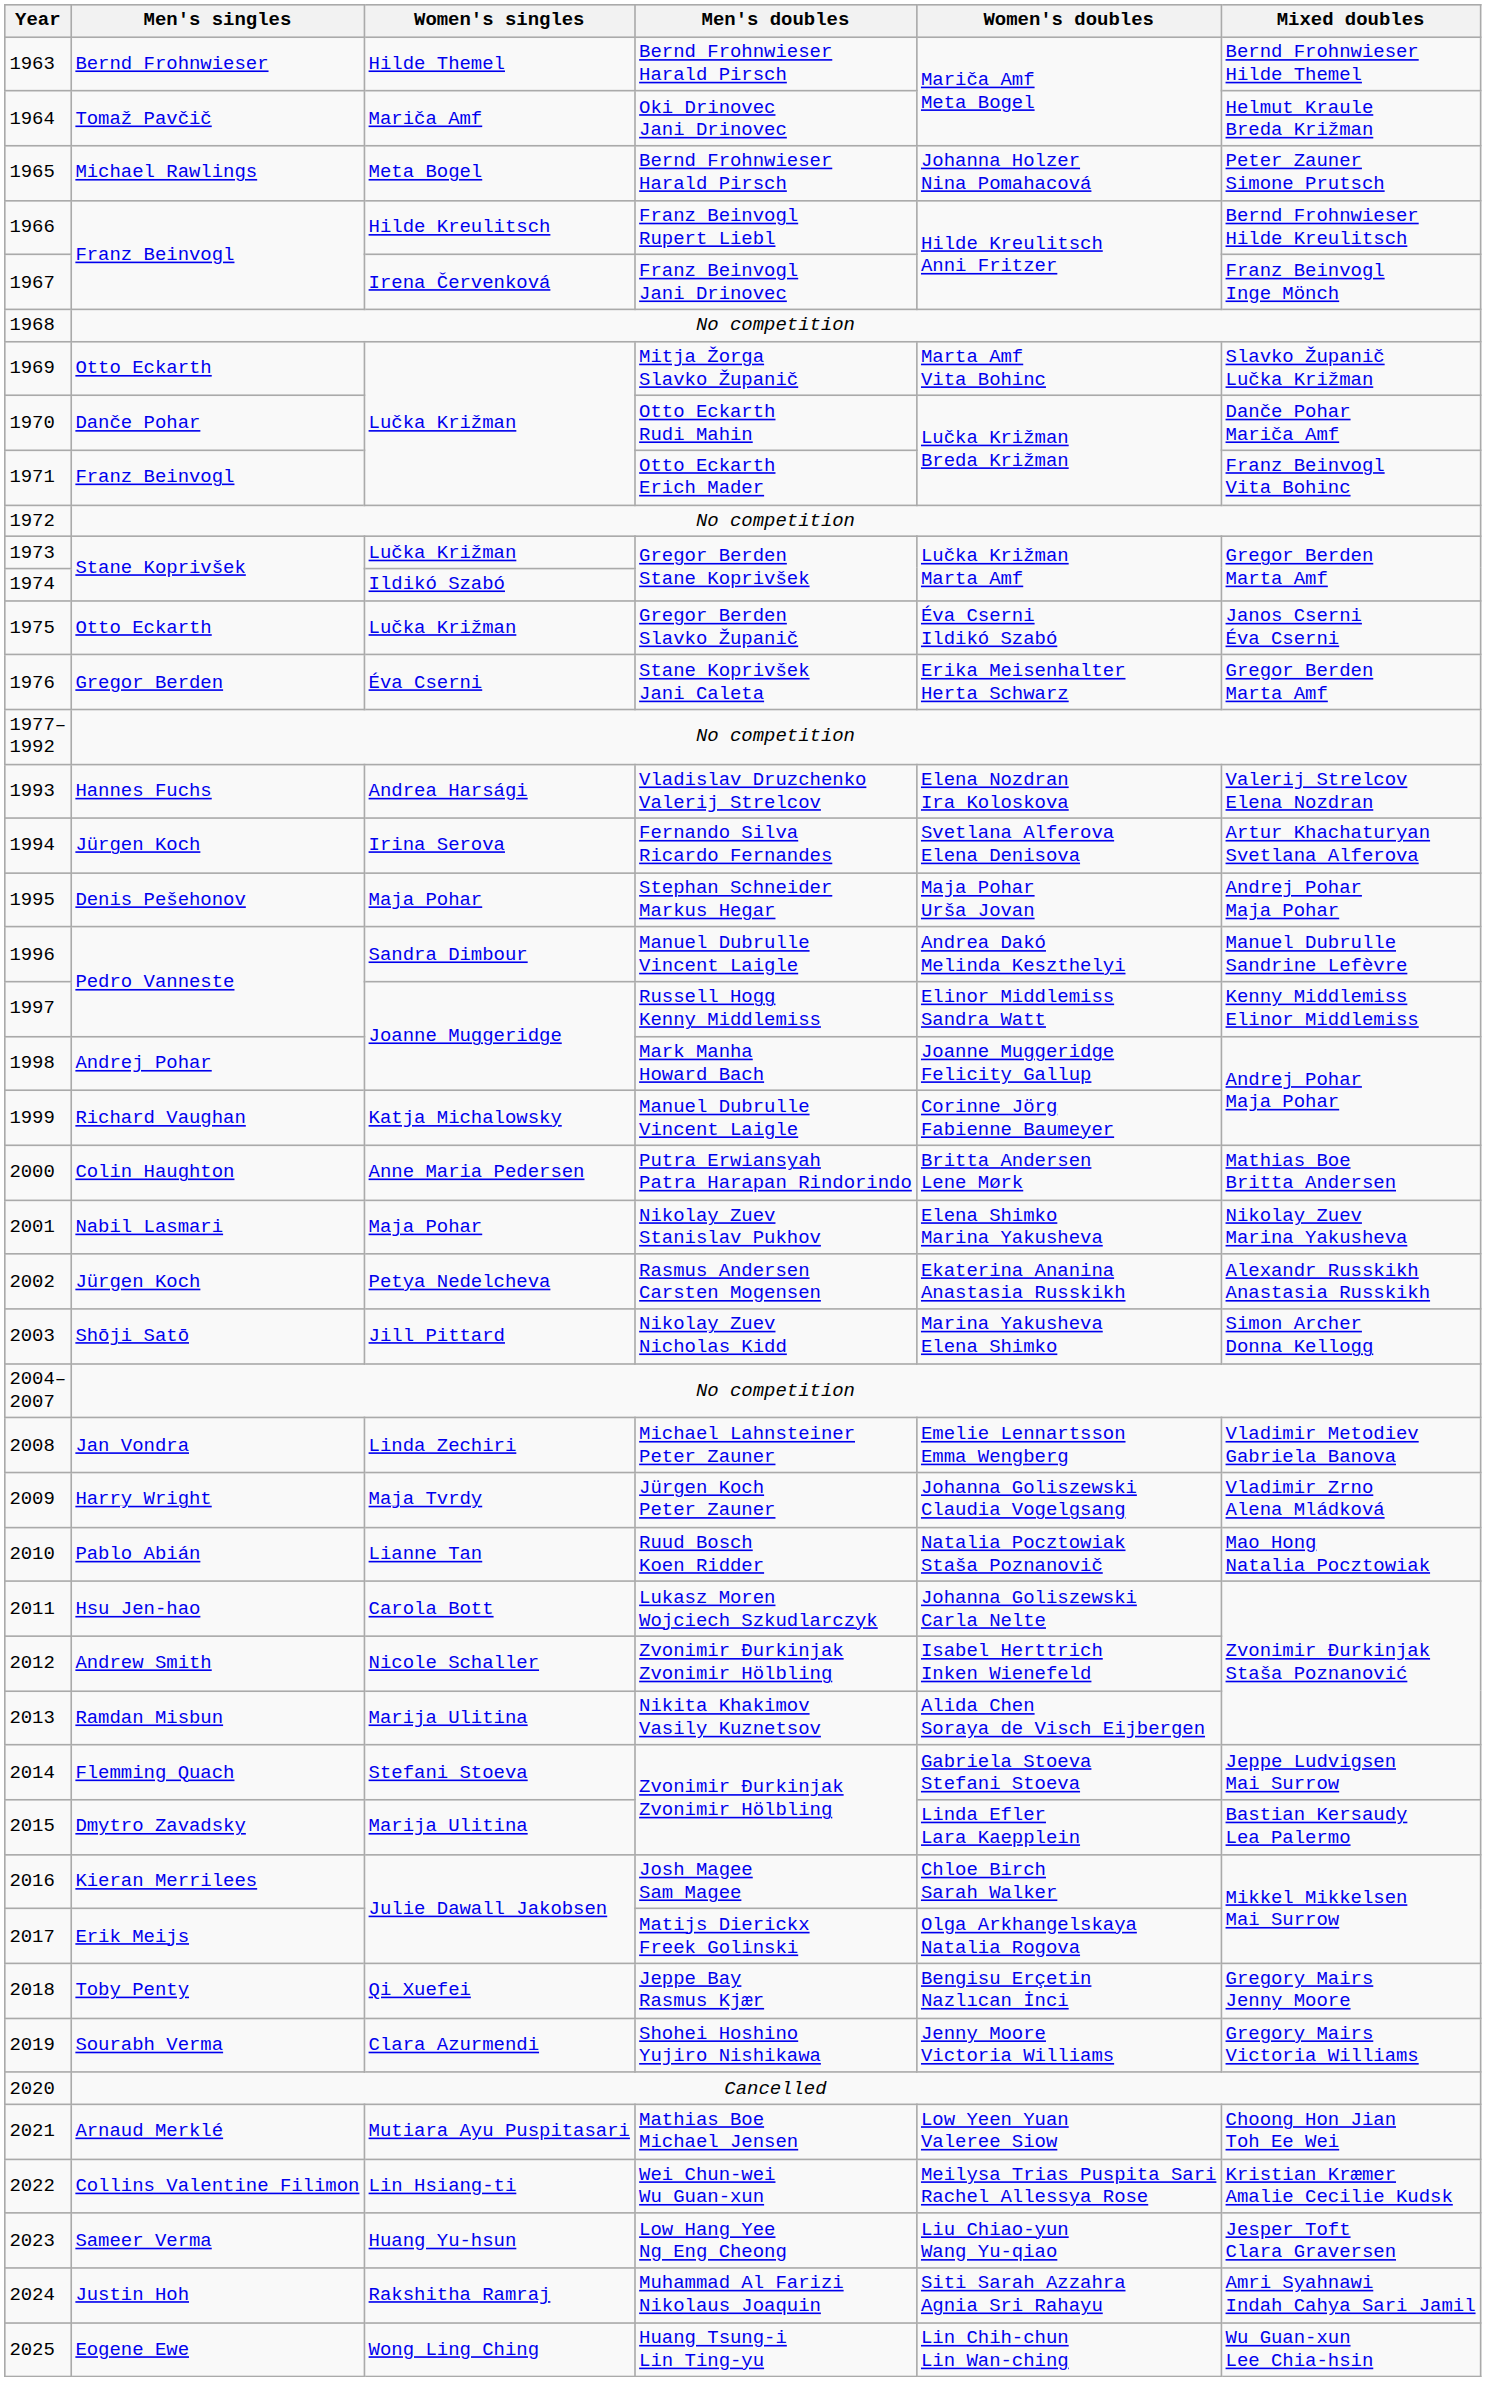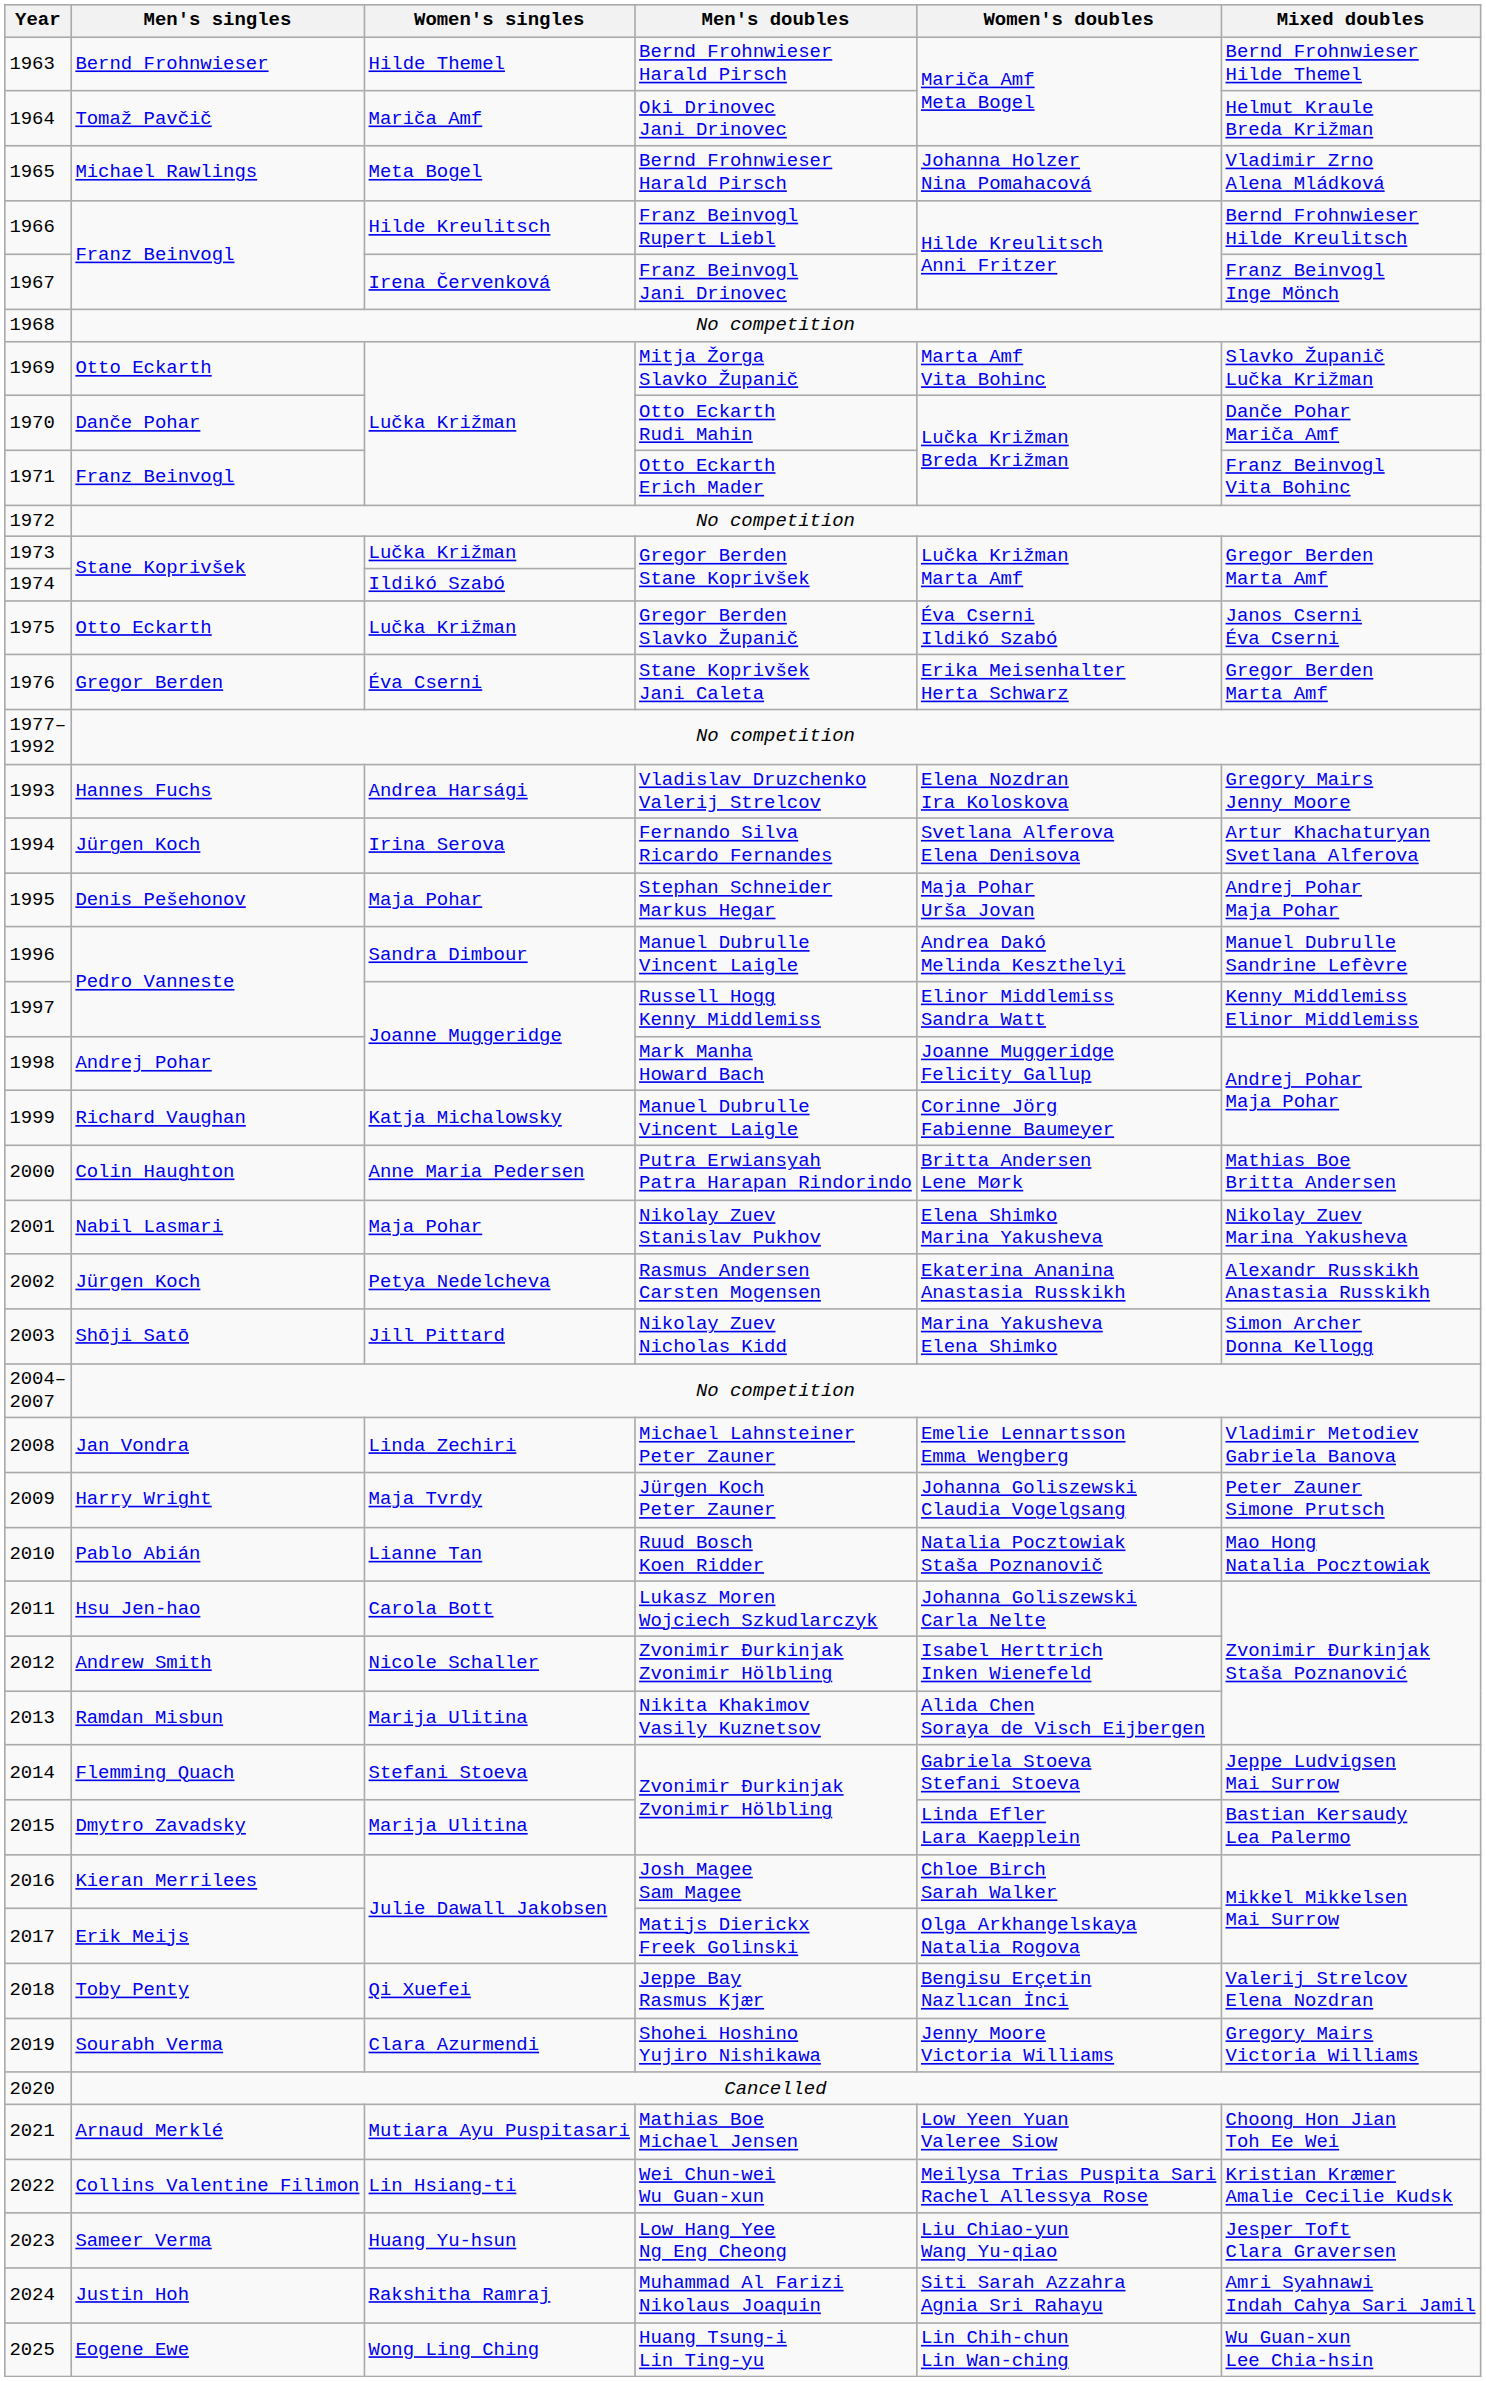(1305, 173) Peter Zauner Simone Prutsch -> (1305, 173) Vladimir Zrno Alena Mládková
(1316, 791) Valerij Strelcov Elena Nozdran -> (1299, 791) Gregory Mairs Jenny Moore
(1305, 1500) Vladimir Zrno Alena Mládková -> (1305, 1500) Peter Zauner Simone Prutsch
(1299, 1990) Gregory Mairs Jenny Moore -> (1316, 1990) Valerij Strelcov Elena Nozdran
